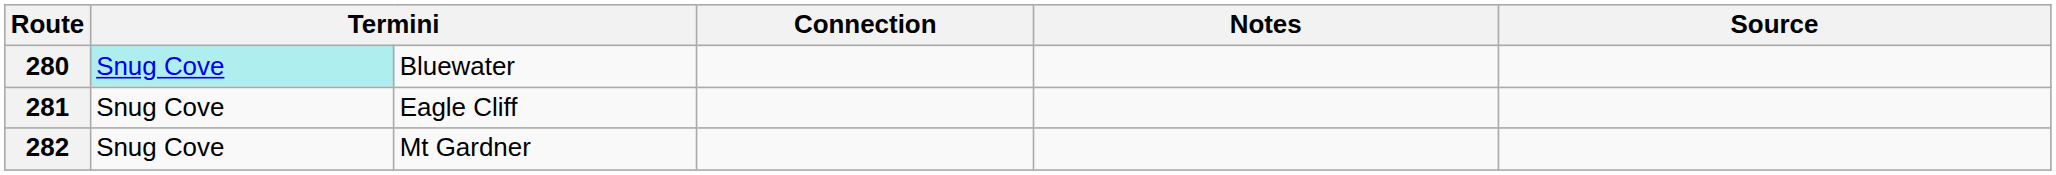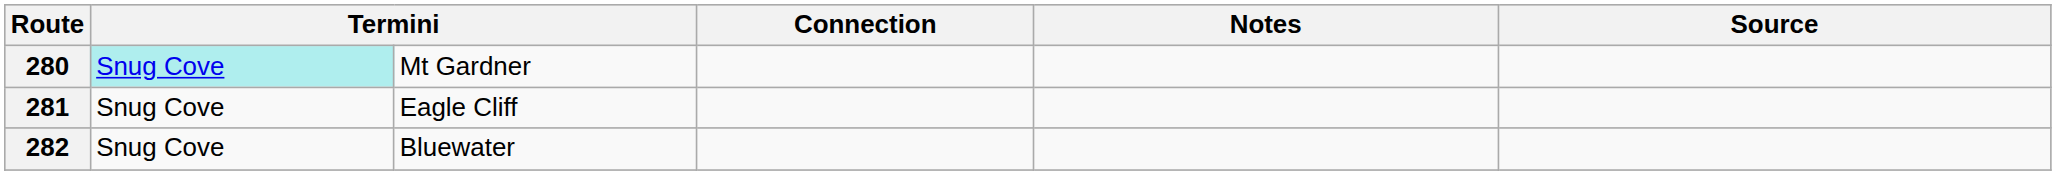(457, 66) Bluewater -> (465, 66) Mt Gardner
(465, 148) Mt Gardner -> (457, 148) Bluewater
